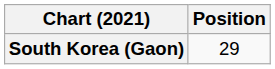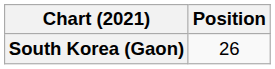(229, 48) 29 -> (229, 48) 26
